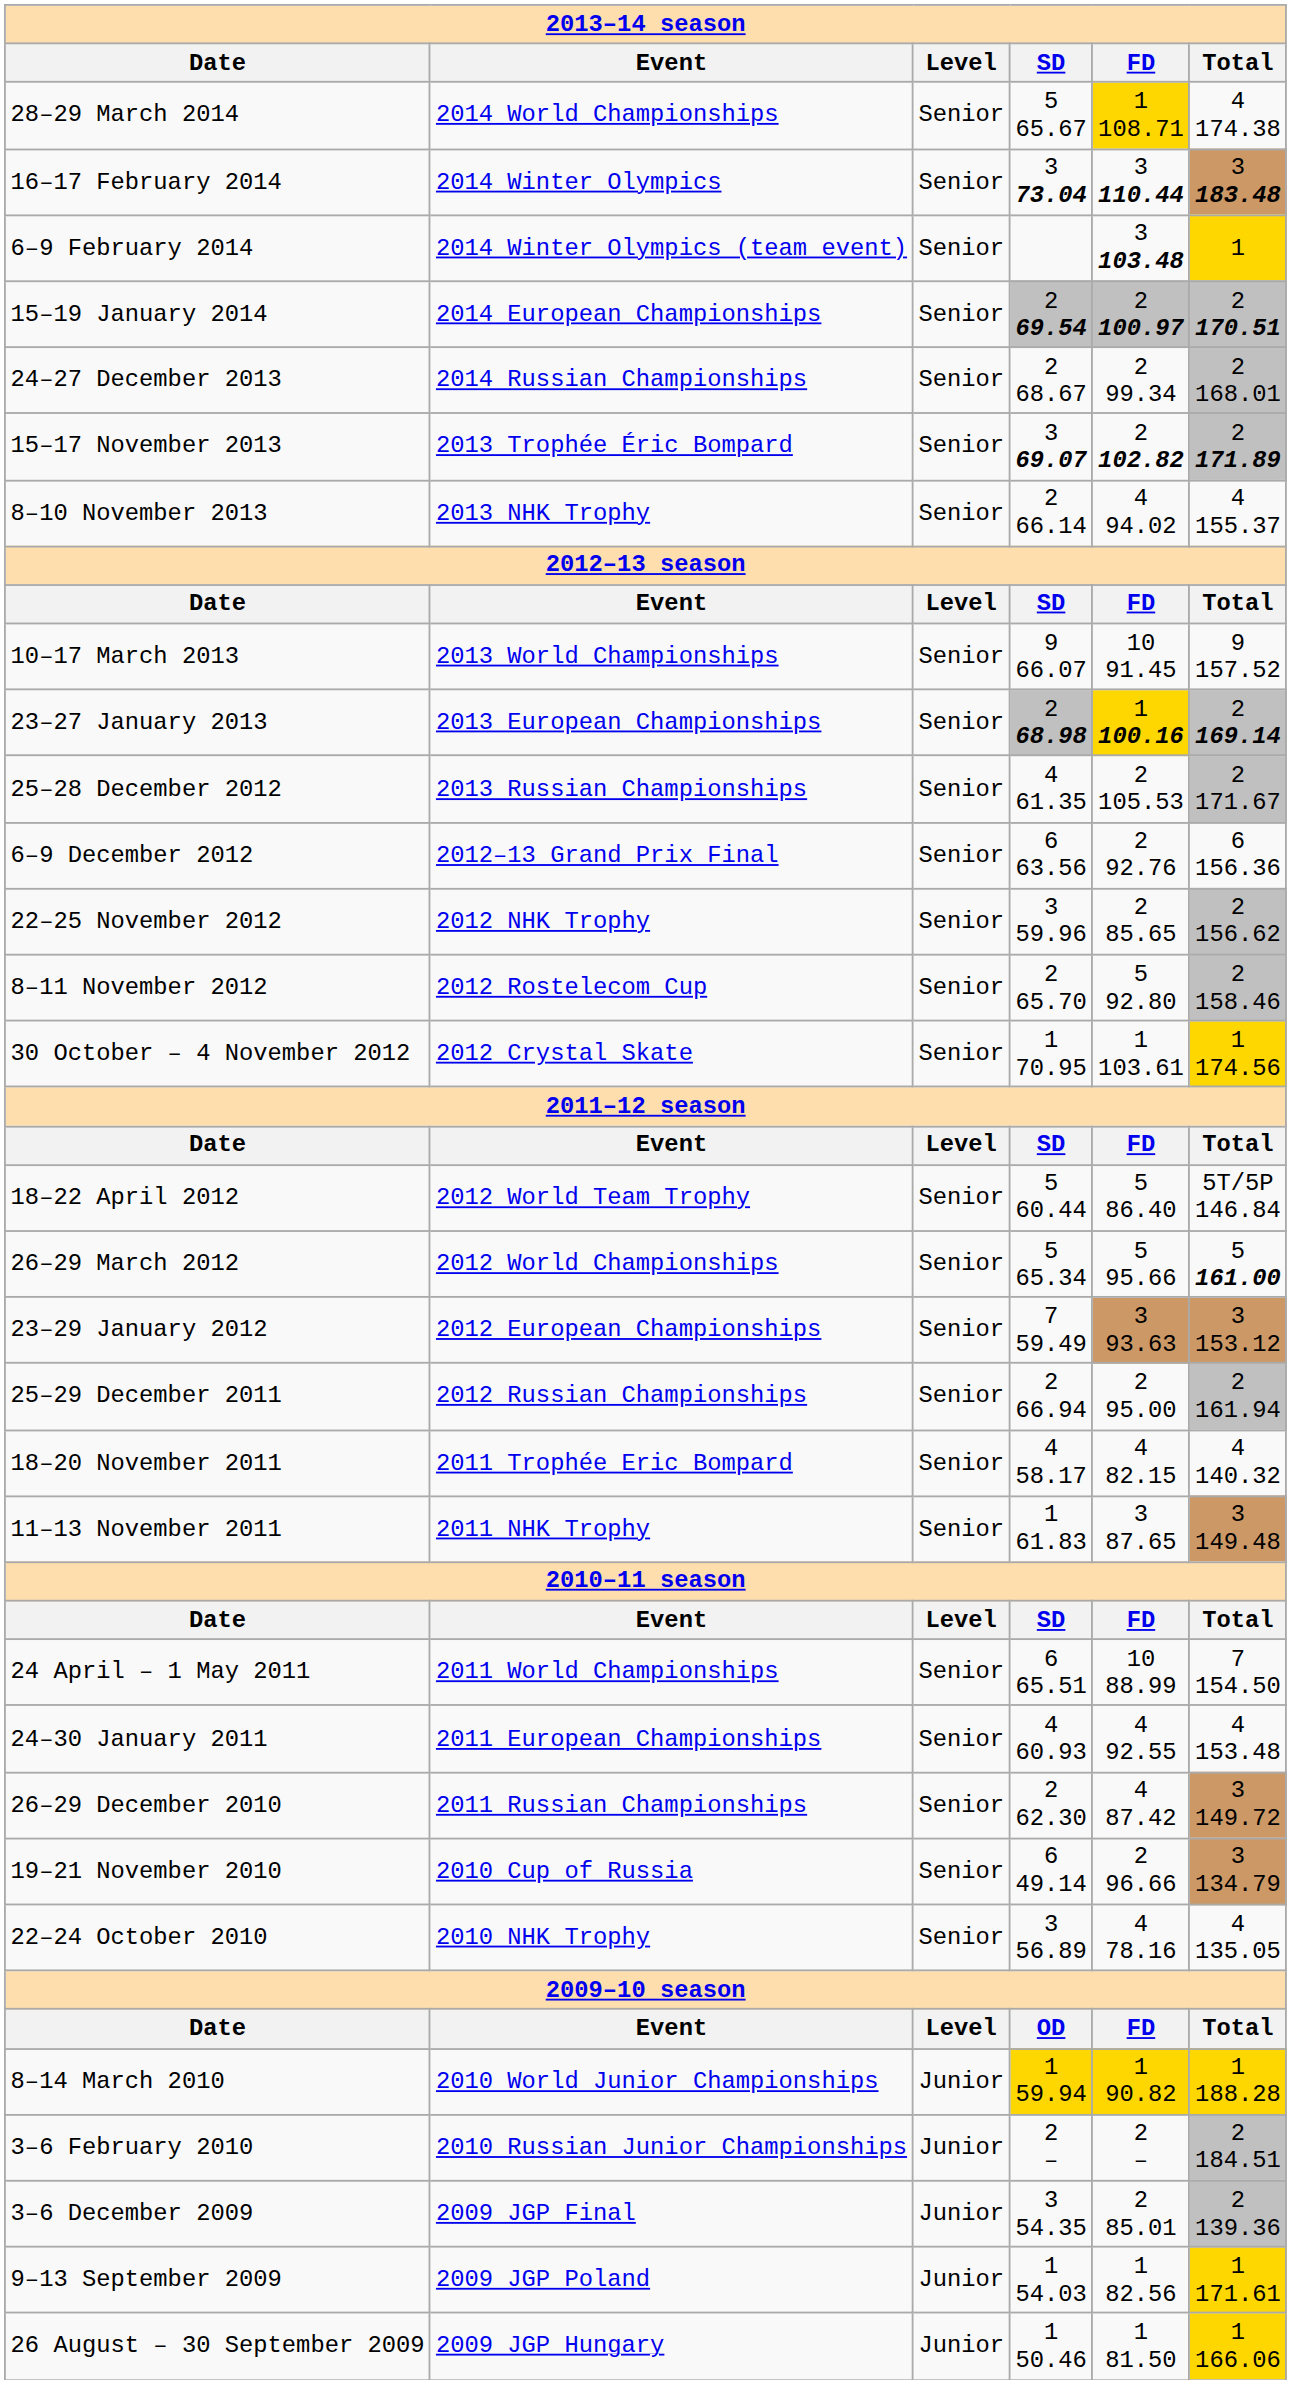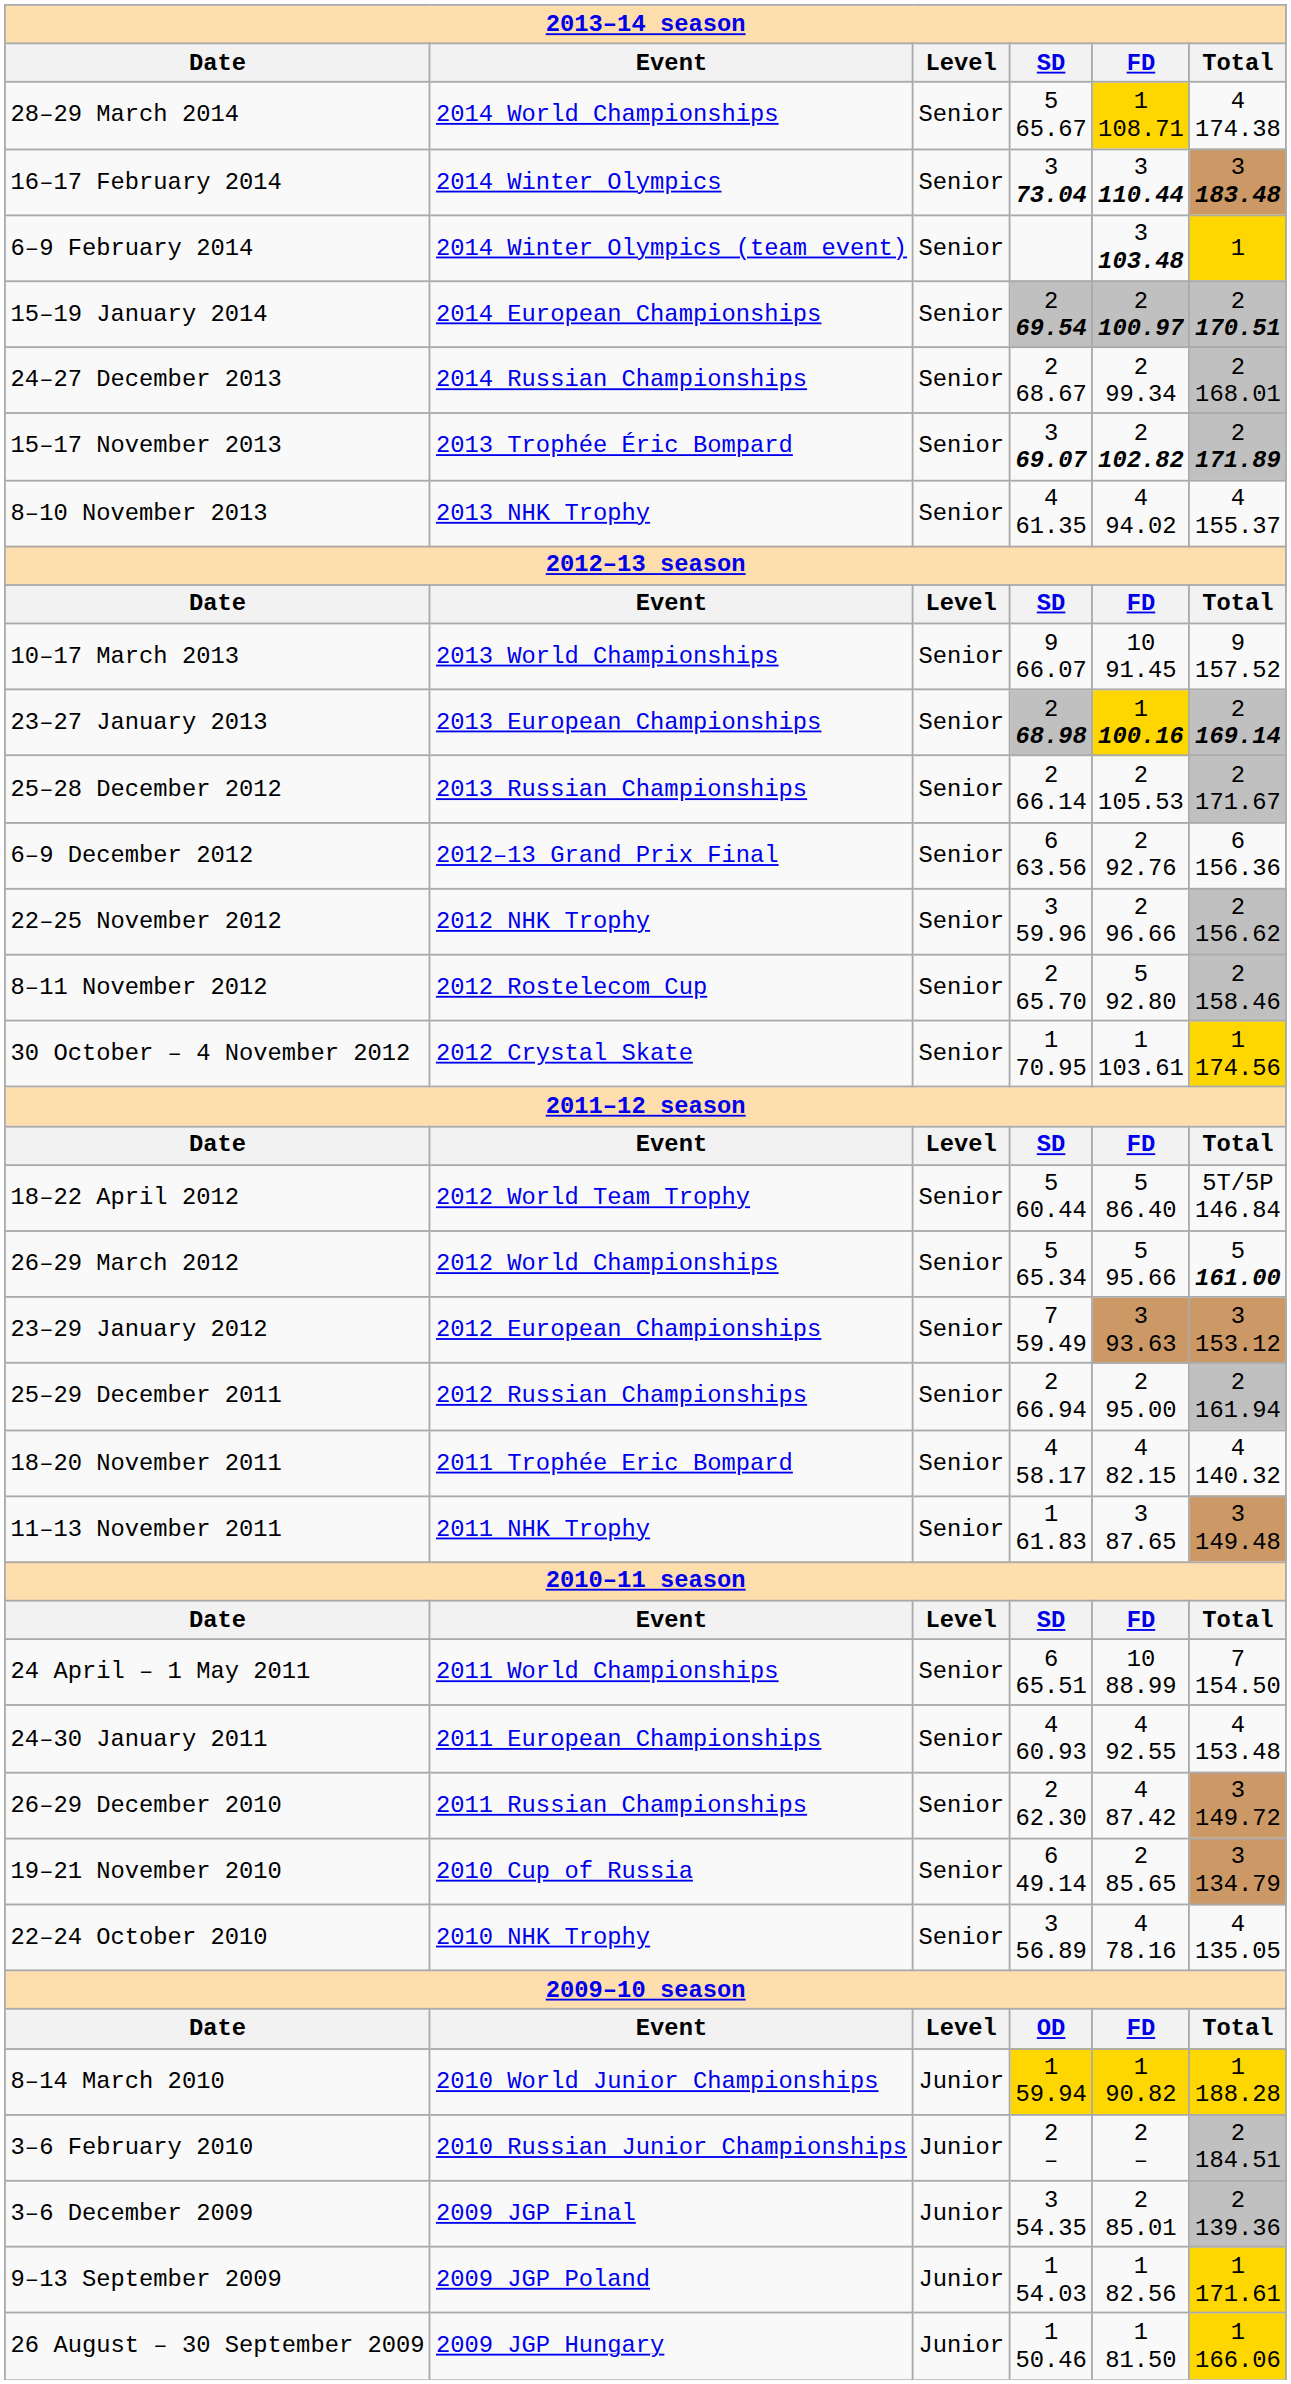(1051, 513) 2 66.14 -> (1051, 513) 4 61.35
(1051, 789) 4 61.35 -> (1051, 789) 2 66.14
(1141, 922) 2 85.65 -> (1141, 922) 2 96.66
(1141, 1871) 2 96.66 -> (1141, 1871) 2 85.65
